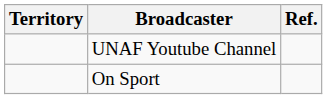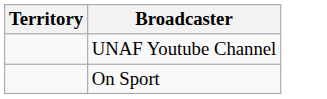- column: (301, 19)
